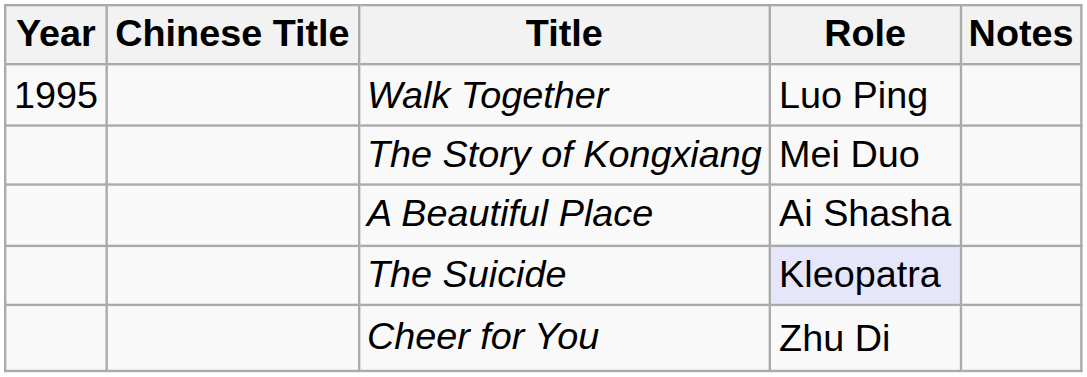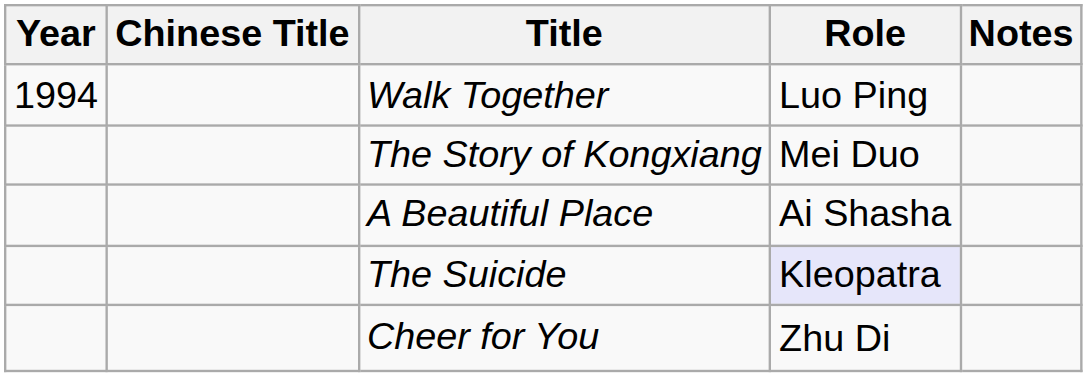(56, 94) 1995 -> (56, 94) 1994
